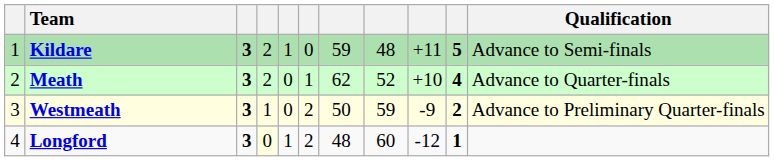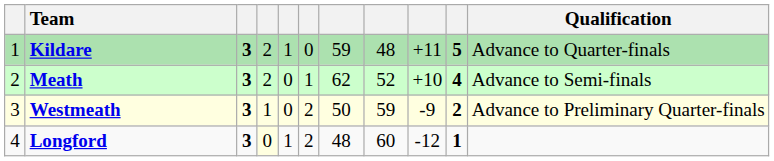(562, 49) Advance to Semi-finals -> (571, 49) Advance to Quarter-finals
(571, 79) Advance to Quarter-finals -> (562, 79) Advance to Semi-finals
